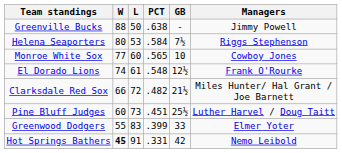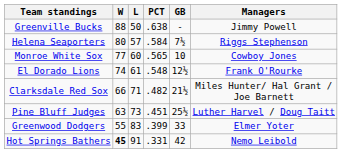(136, 41) 53 -> (136, 41) 57
(136, 91) 72 -> (136, 91) 71
(120, 111) 60 -> (120, 111) 63
